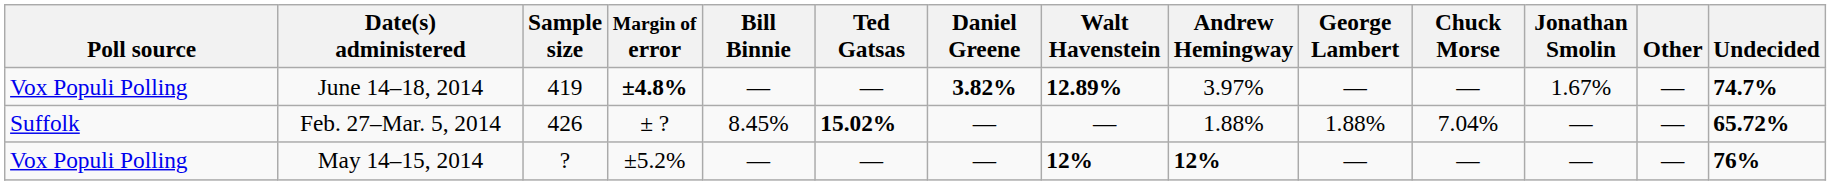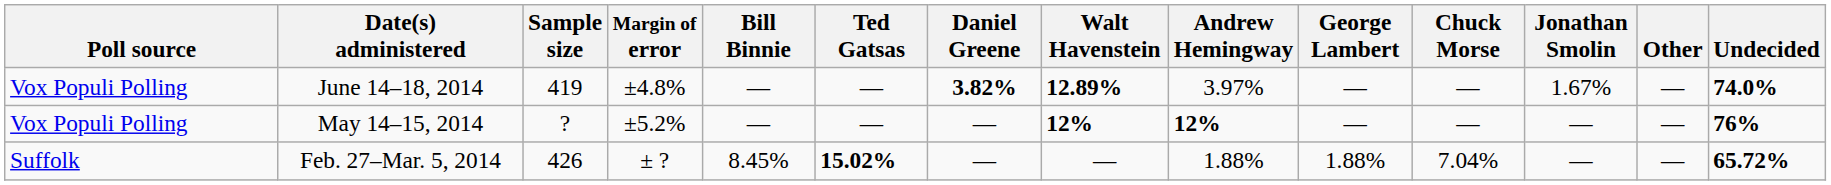(655, 86) bold -> (655, 86) normal
(1745, 86) 74.7% -> (1745, 86) 74.0%
rows swapped: (400, 160) <-> (400, 123)
